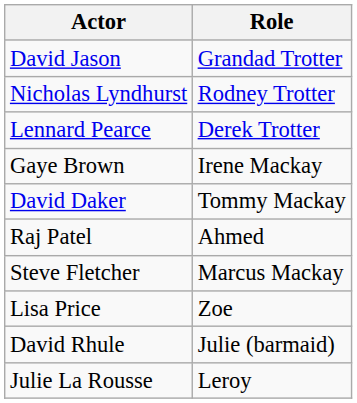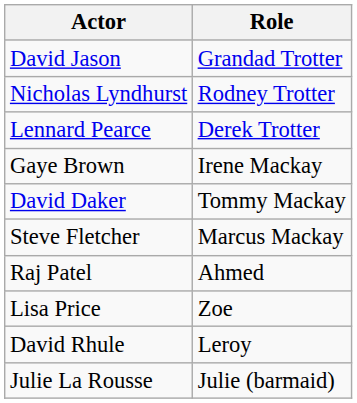rows swapped: (51, 237) <-> (75, 272)
(266, 344) Julie (barmaid) -> (225, 344) Leroy
(225, 380) Leroy -> (266, 380) Julie (barmaid)
